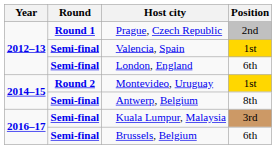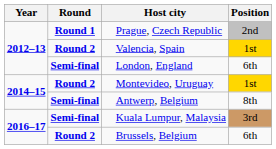(75, 48) Semi-final -> (75, 48) Round 2
(75, 135) Semi-final -> (75, 135) Round 2
